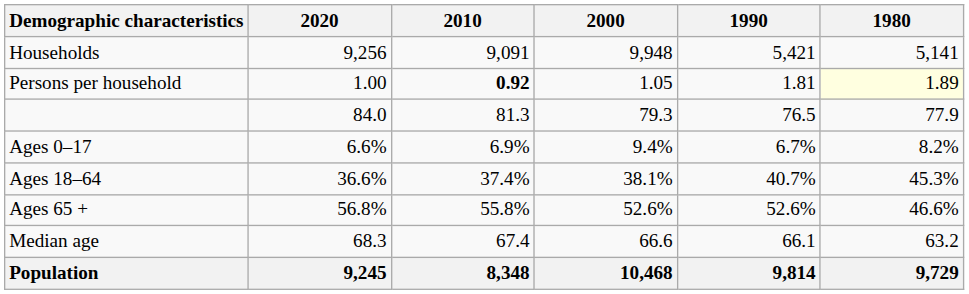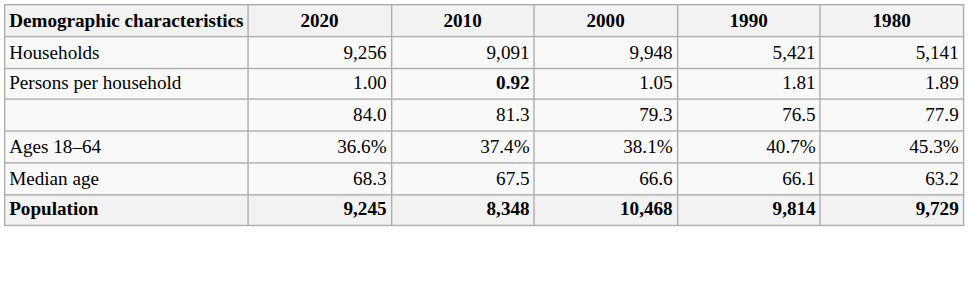(942, 83) lightyellow background -> (942, 83) no background
- row: (50, 147)
- row: (49, 210)
(513, 241) 67.4 -> (513, 178) 67.5
